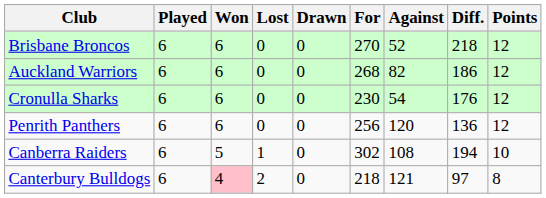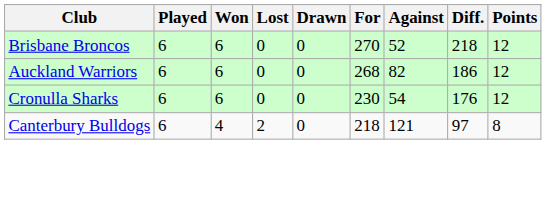- row: (64, 125)
- row: (68, 152)
(219, 179) pink background -> (219, 125) no background
